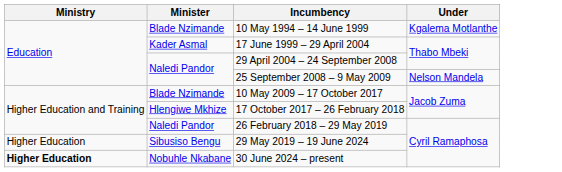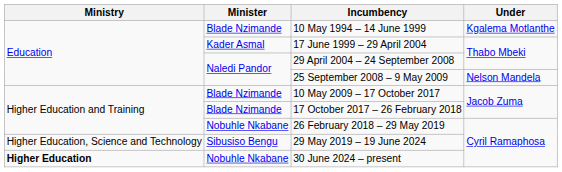(188, 110) Hlengiwe Mkhize -> (244, 110) Blade Nzimande
(182, 126) Naledi Pandor -> (247, 126) Nobuhle Nkabane
(46, 142) Higher Education -> (104, 142) Higher Education, Science and Technology
